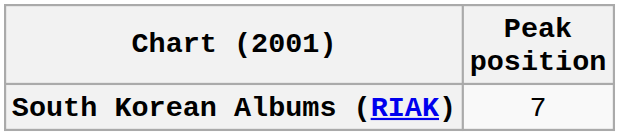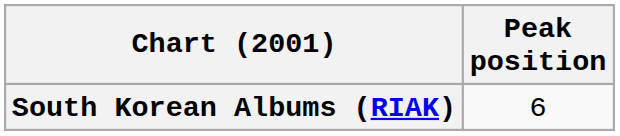(538, 108) 7 -> (538, 108) 6
